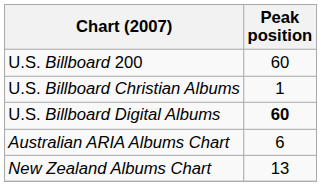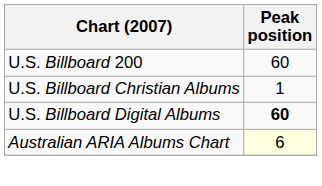(280, 141) no background -> (280, 141) lightyellow background
- row: (110, 168)
